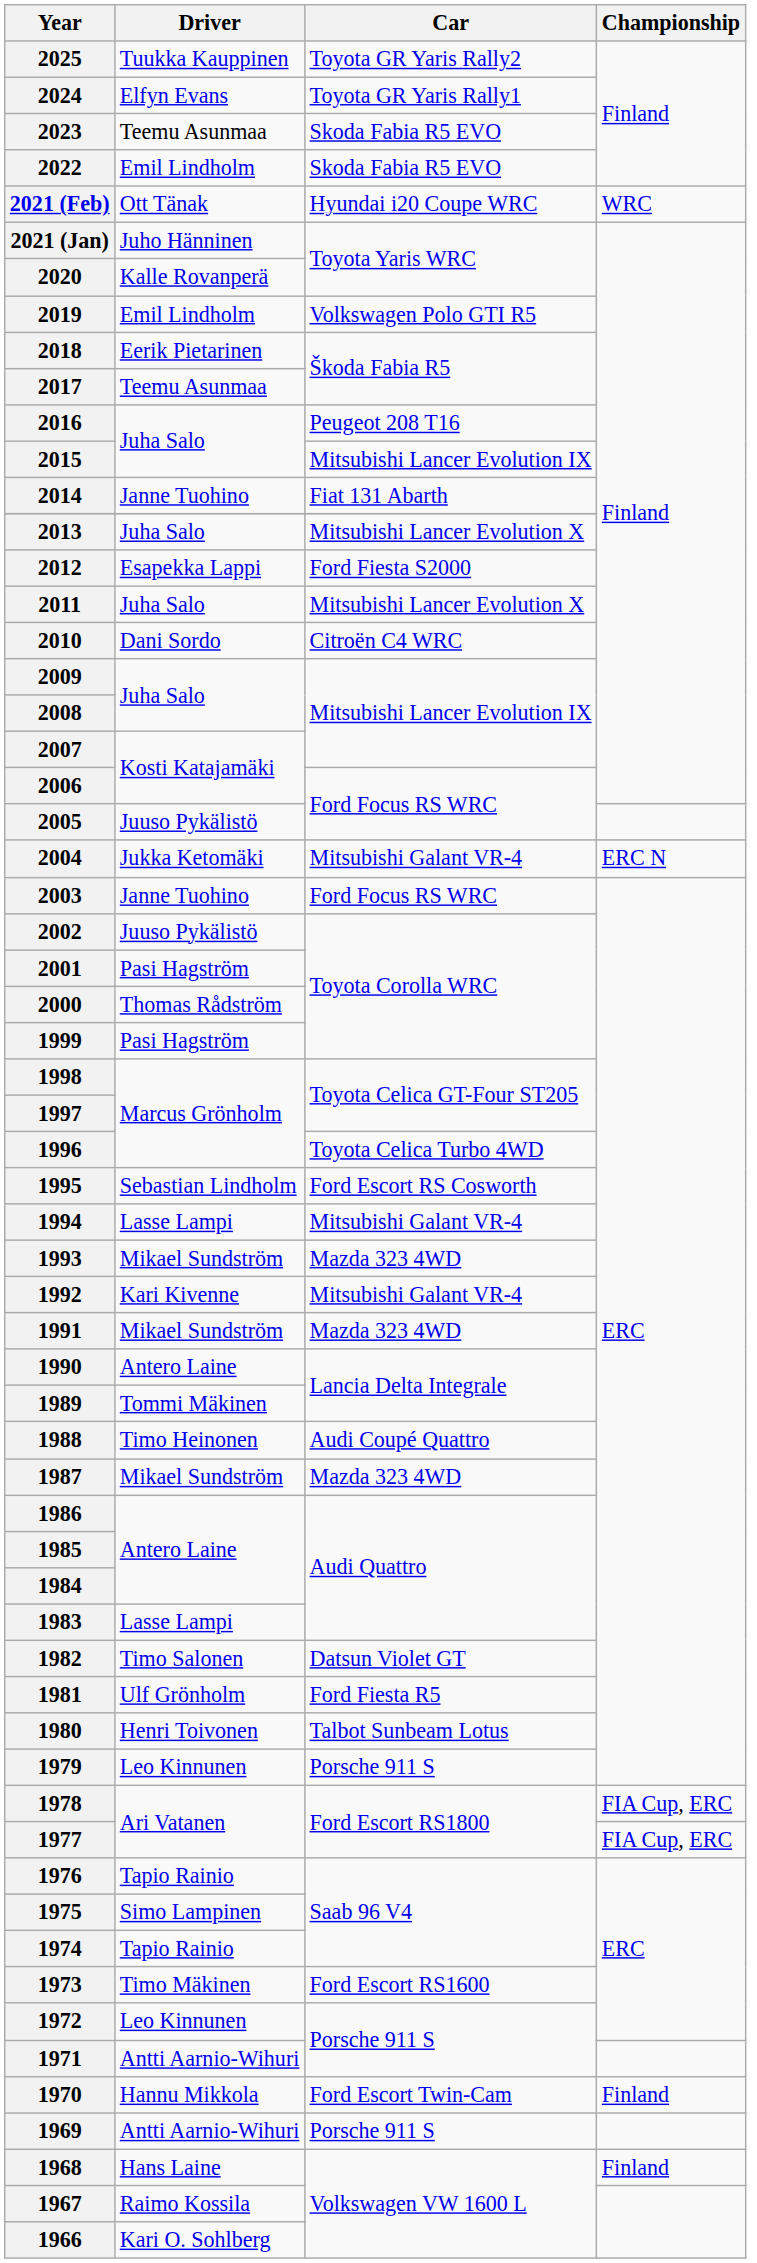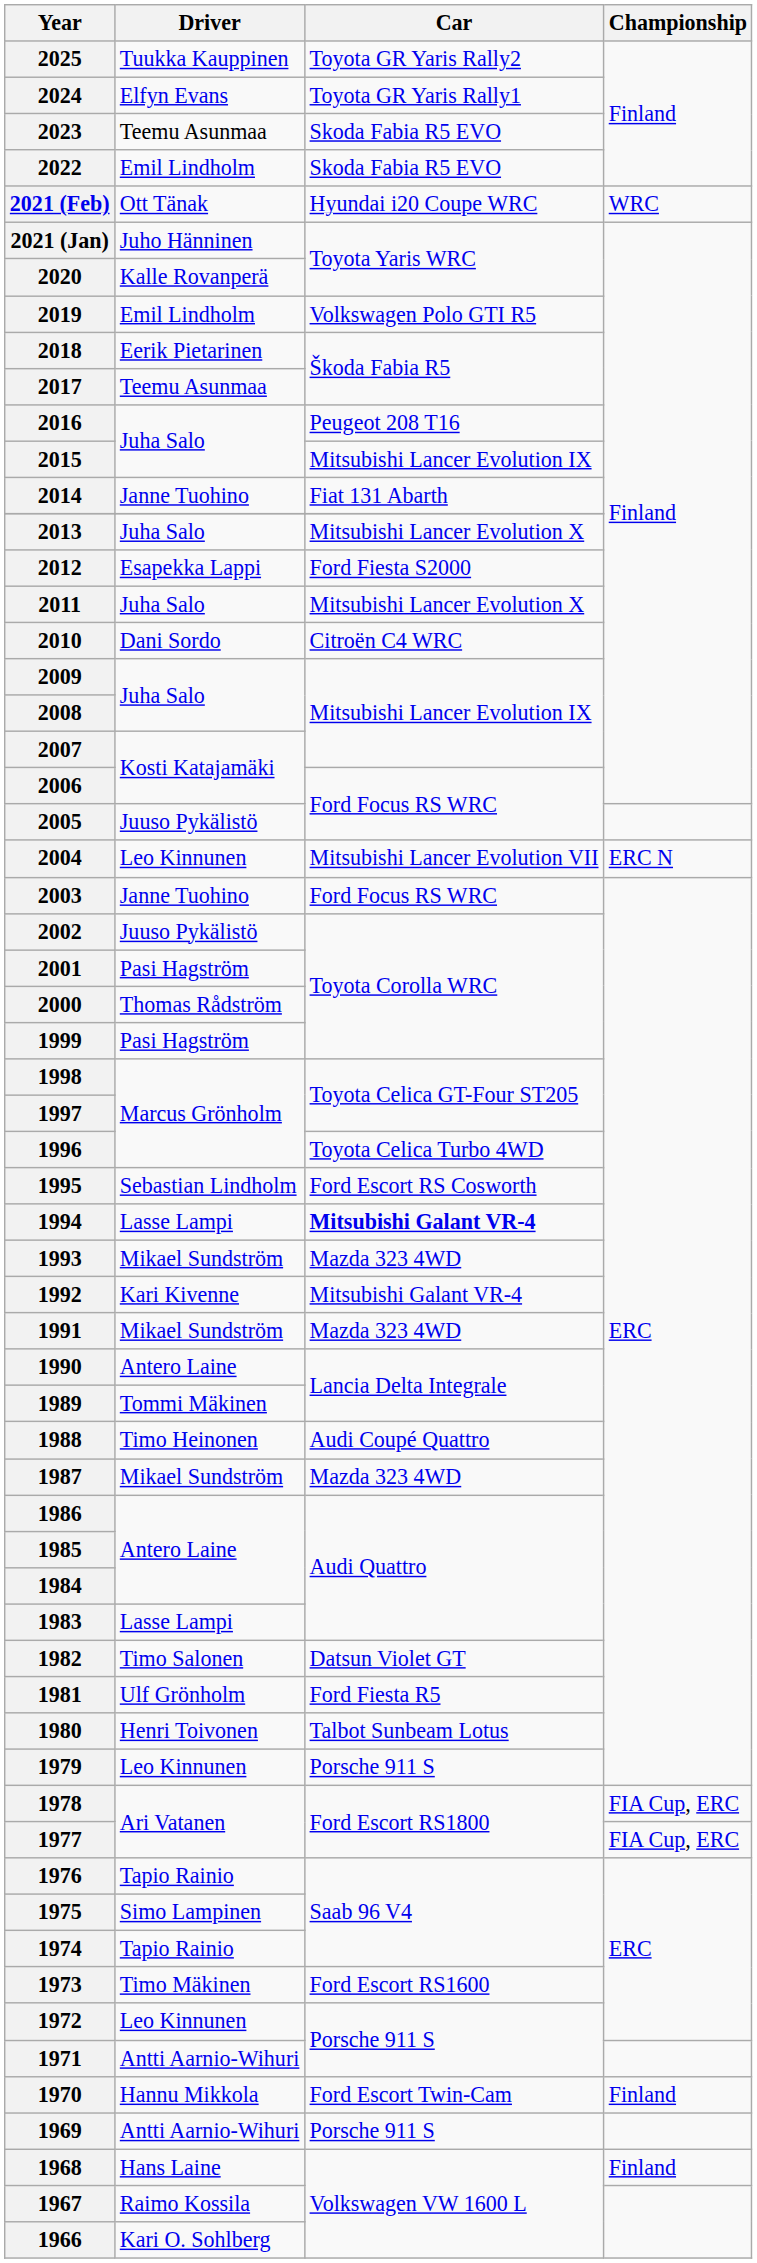(192, 858) Jukka Ketomäki -> (183, 858) Leo Kinnunen
(416, 858) Mitsubishi Galant VR-4 -> (454, 858) Mitsubishi Lancer Evolution VII
(416, 1222) normal -> (423, 1222) bold
